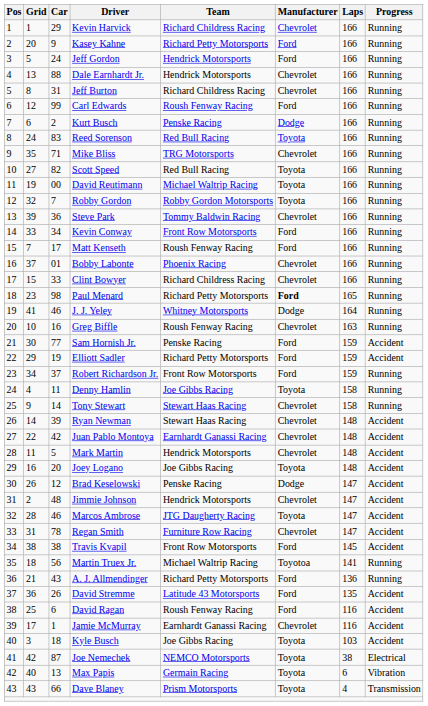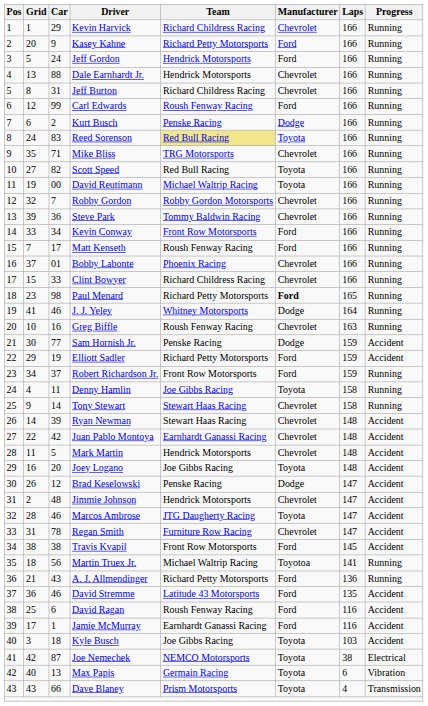(196, 138) no background -> (196, 138) khaki background
(291, 201) Toyota -> (297, 201) Chevrolet
(287, 342) Ford -> (291, 342) Dodge
(56, 594) 26 -> (56, 594) 46
(297, 625) Chevrolet -> (287, 625) Ford
